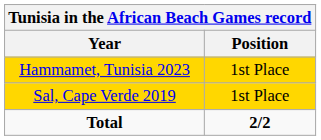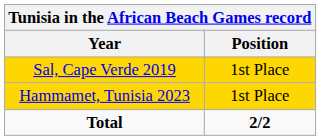rows swapped: (105, 95) <-> (105, 69)
